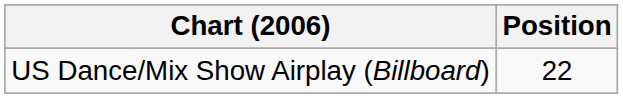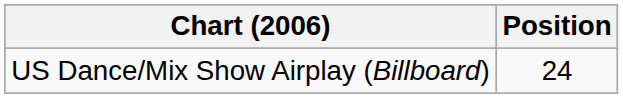(557, 70) 22 -> (557, 70) 24
